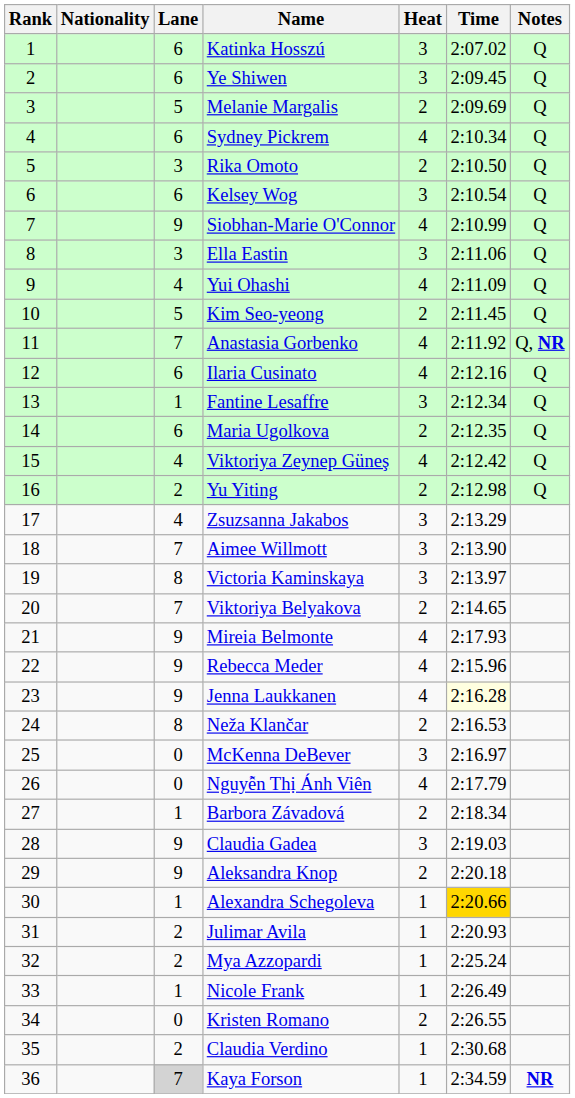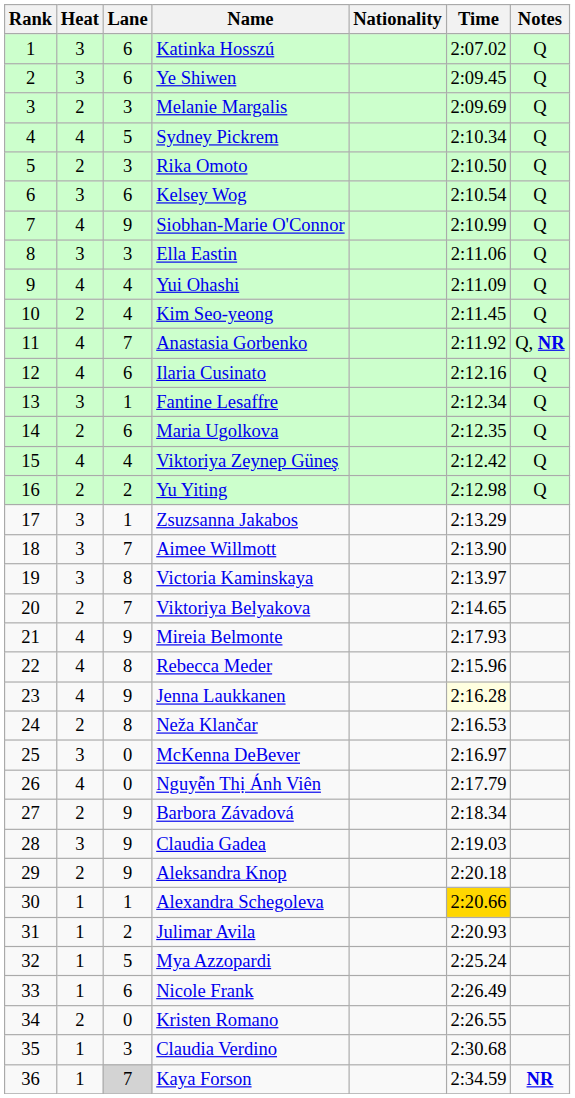columns swapped: (423, 19) <-> (105, 19)
(178, 107) 5 -> (128, 107) 3
(178, 136) 6 -> (128, 136) 5
(178, 313) 5 -> (128, 313) 4
(178, 519) 4 -> (128, 519) 1
(178, 666) 9 -> (128, 666) 8
(178, 813) 1 -> (128, 813) 9
(178, 961) 2 -> (128, 961) 5
(178, 990) 1 -> (128, 990) 6
(178, 1049) 2 -> (128, 1049) 3
